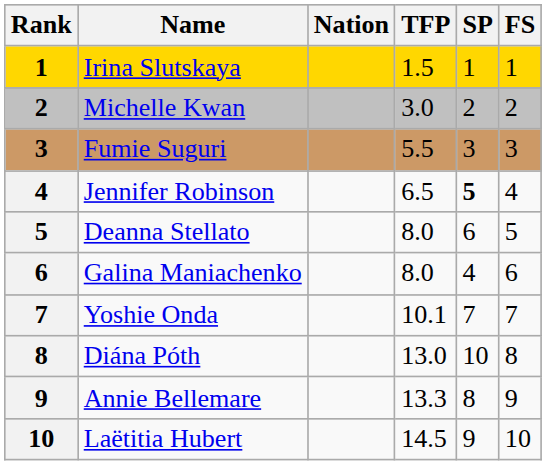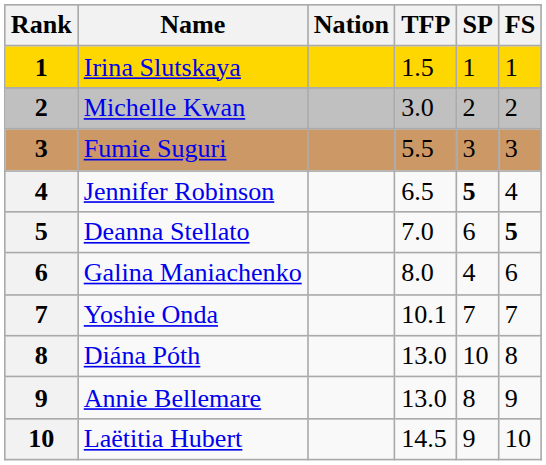(417, 231) 8.0 -> (417, 231) 7.0
(511, 231) normal -> (511, 231) bold
(424, 397) 13.3 -> (424, 397) 13.0
